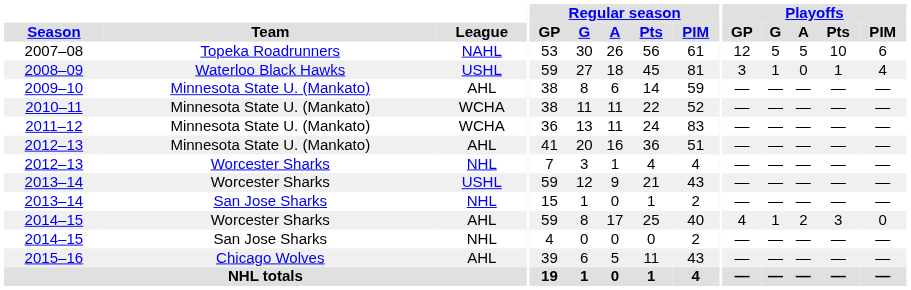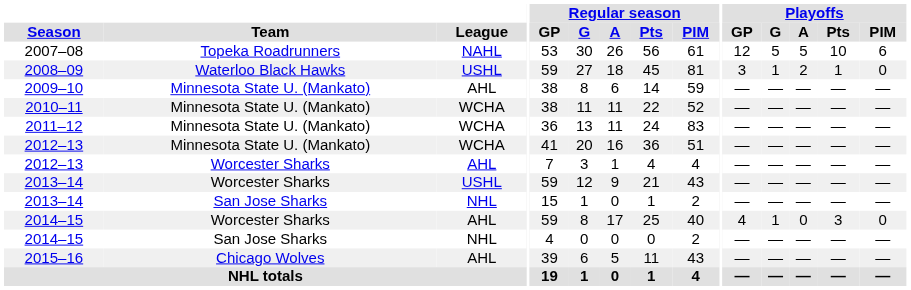(803, 69) 0 -> (803, 69) 2
(883, 69) 4 -> (883, 69) 0
(482, 145) AHL -> (482, 145) WCHA
(482, 163) NHL -> (482, 163) AHL
(803, 220) 2 -> (803, 220) 0
